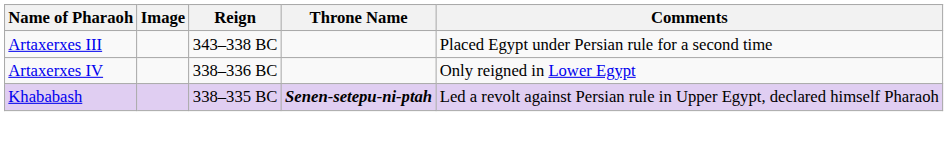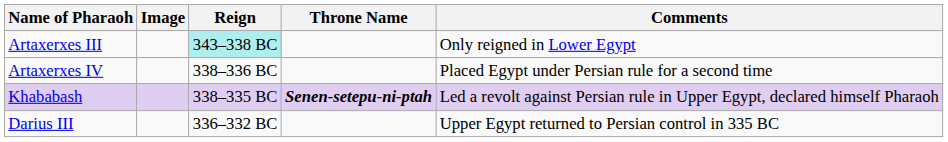(235, 44) no background -> (235, 44) paleturquoise background
(606, 44) Placed Egypt under Persian rule for a second time -> (538, 44) Only reigned in Lower Egypt
(538, 70) Only reigned in Lower Egypt -> (606, 70) Placed Egypt under Persian rule for a second time
+ row: (41, 123)
